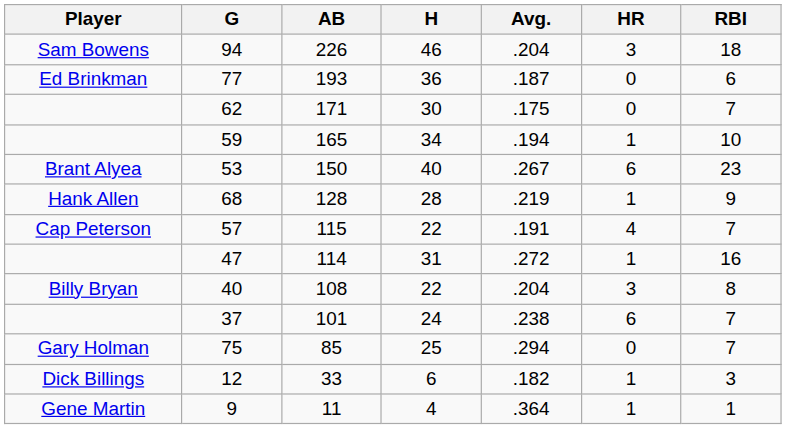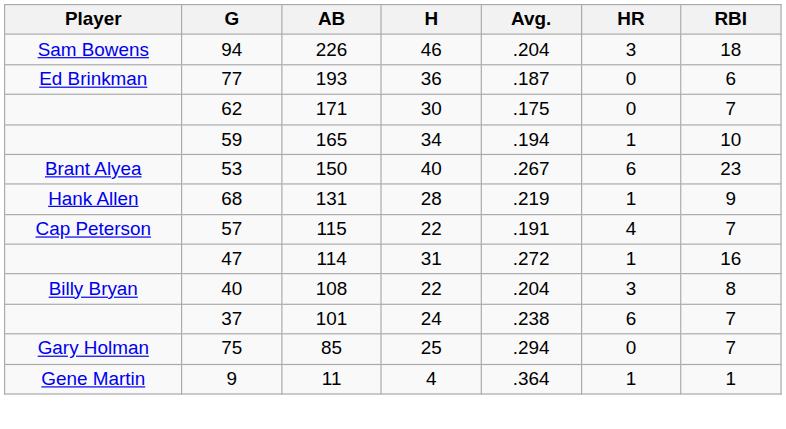(332, 199) 128 -> (332, 199) 131
- row: (232, 378)
